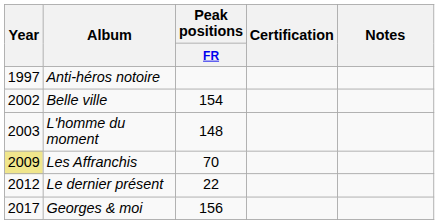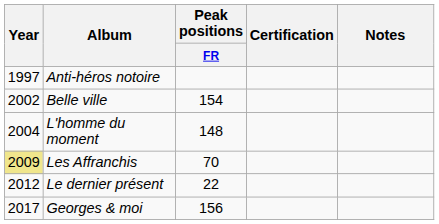(24, 131) 2003 -> (24, 131) 2004
